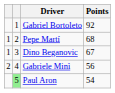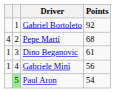(8, 38) 1 -> (8, 38) 4
(90, 52) 67 -> (90, 52) 61
(8, 66) 2 -> (8, 66) 1
